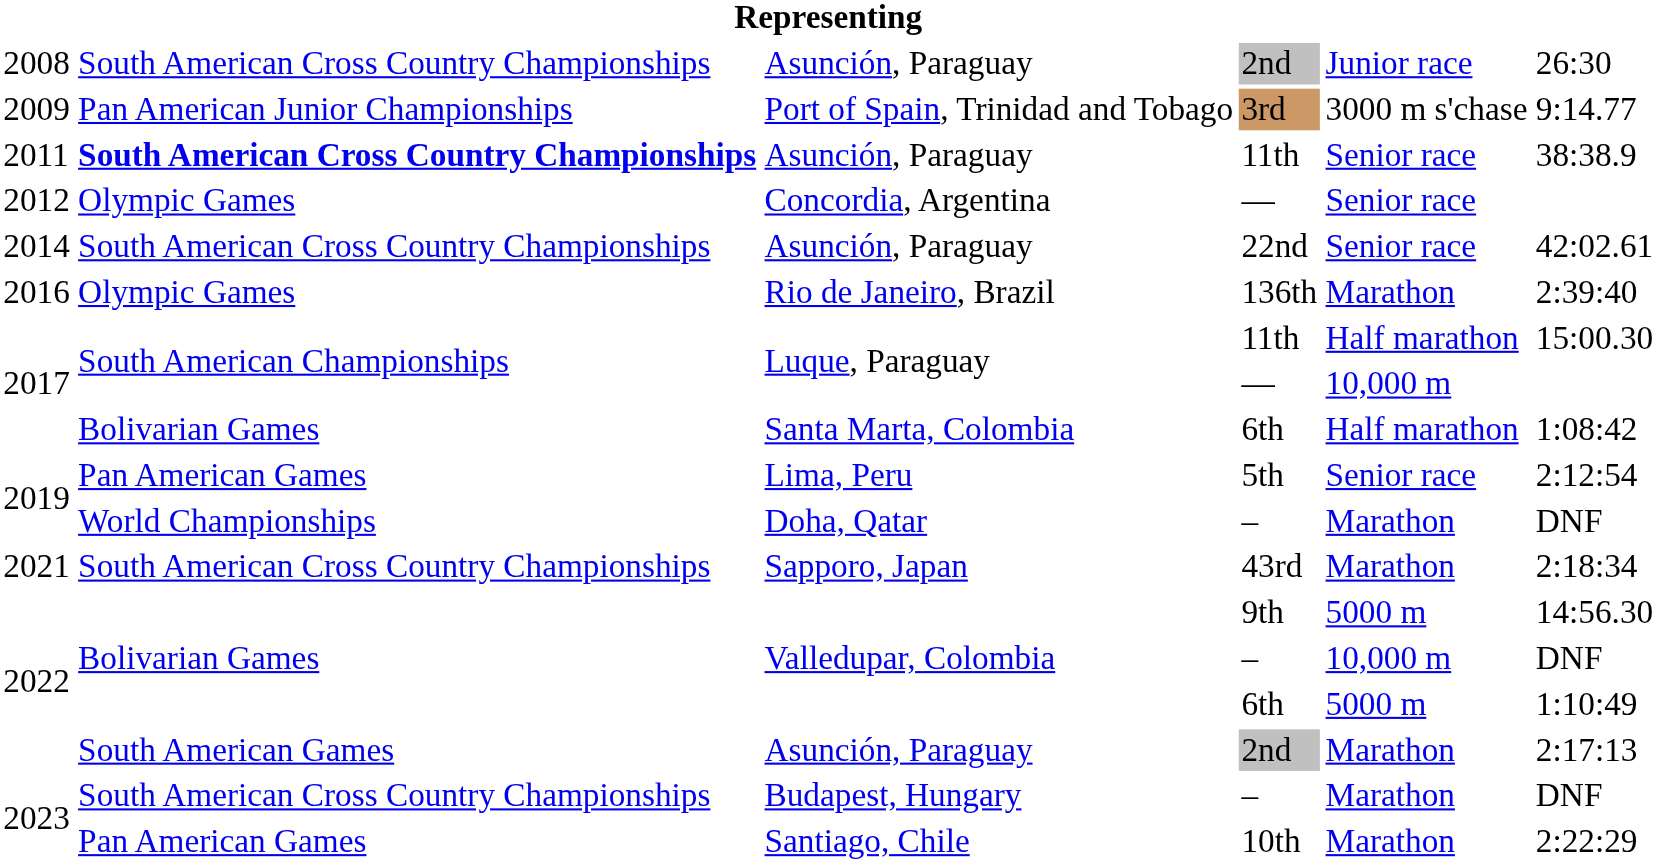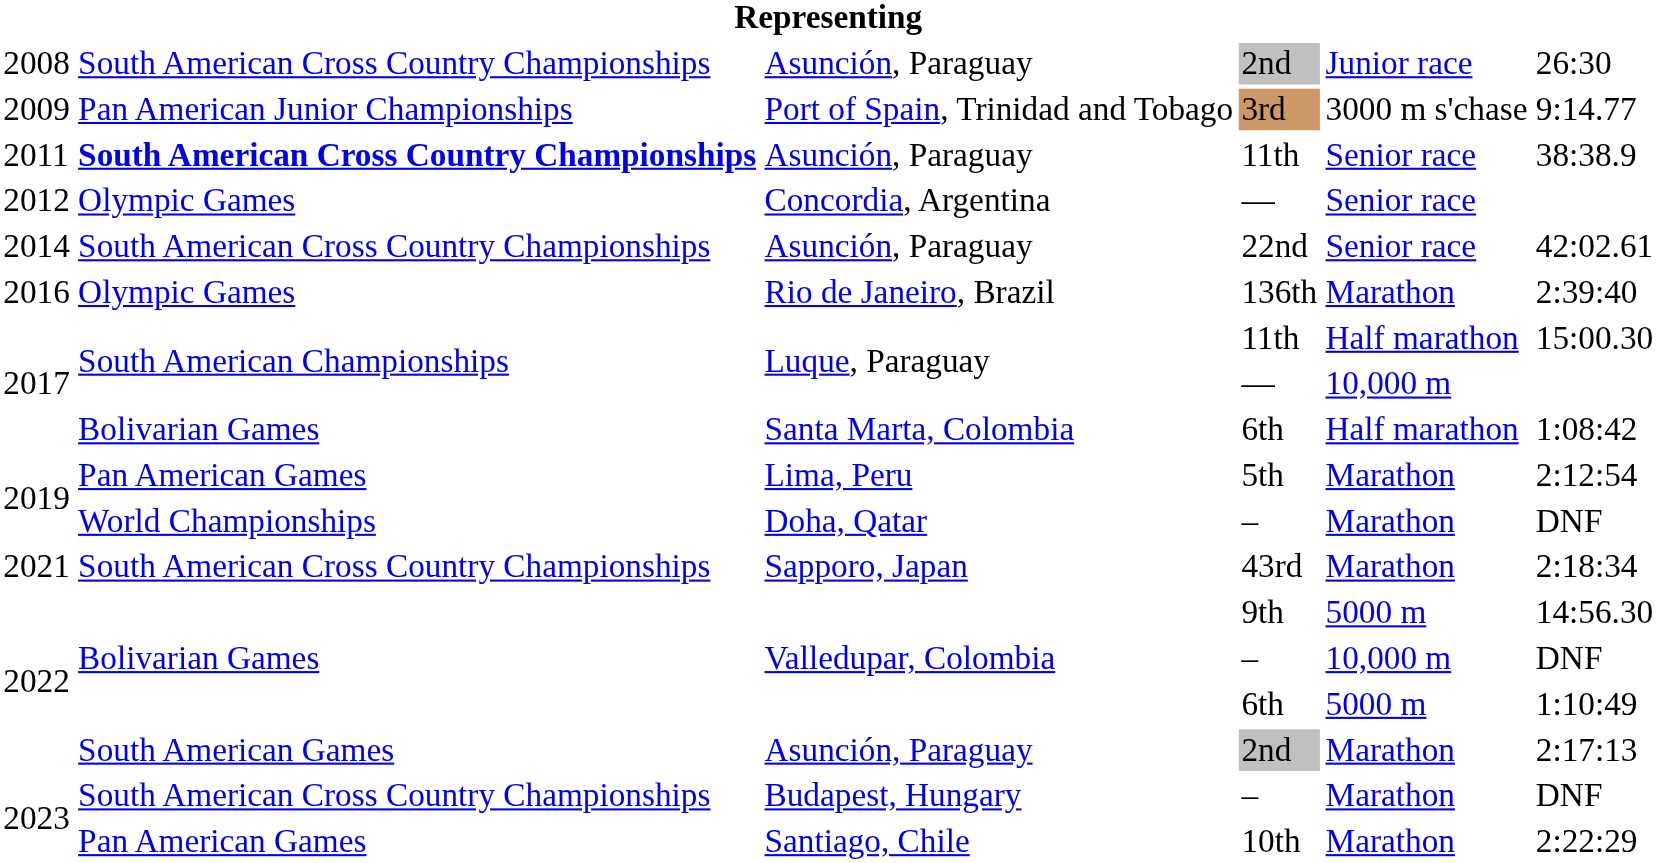(1401, 475) Senior race -> (1390, 475) Marathon
